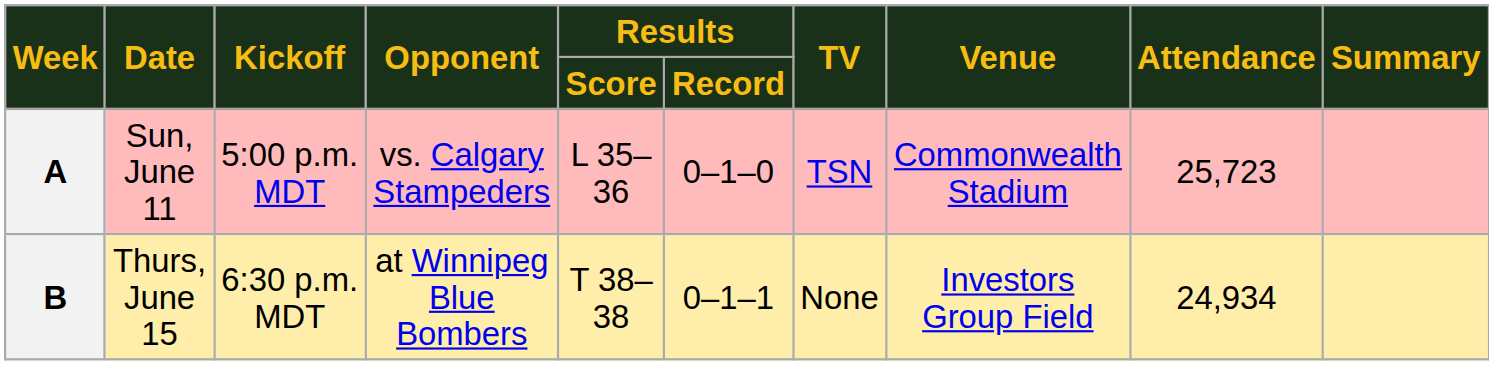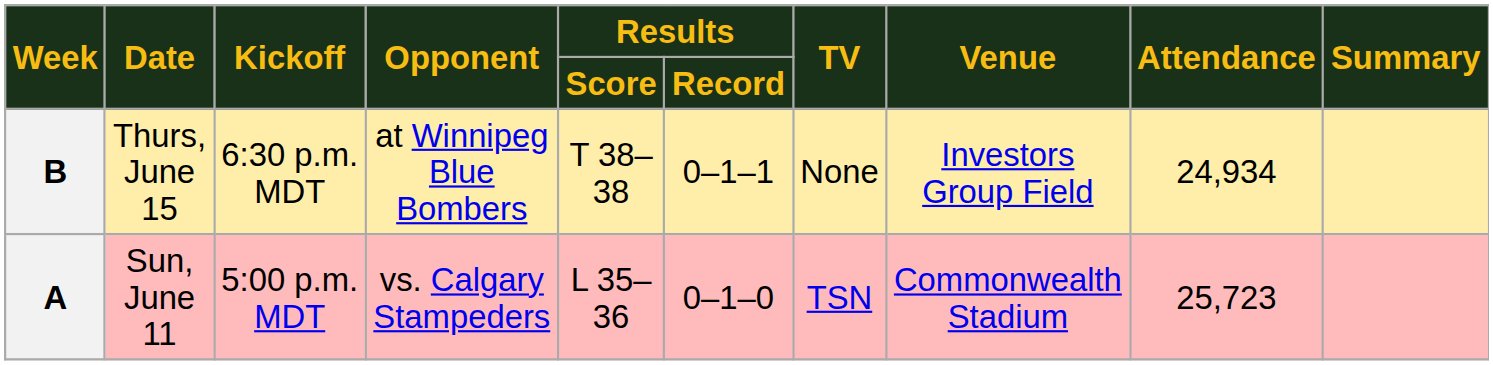rows swapped: (55, 172) <-> (55, 297)
